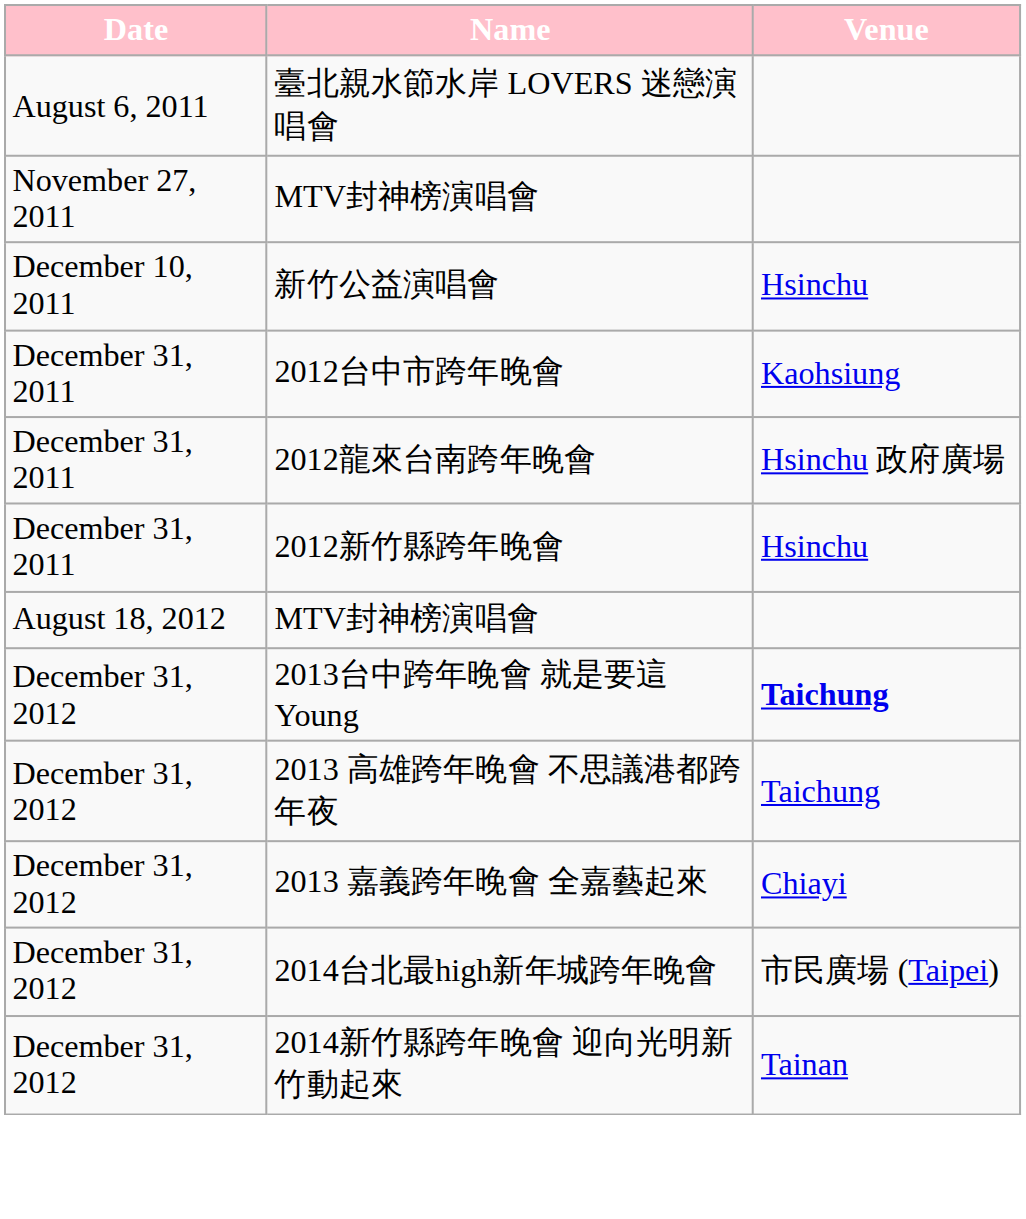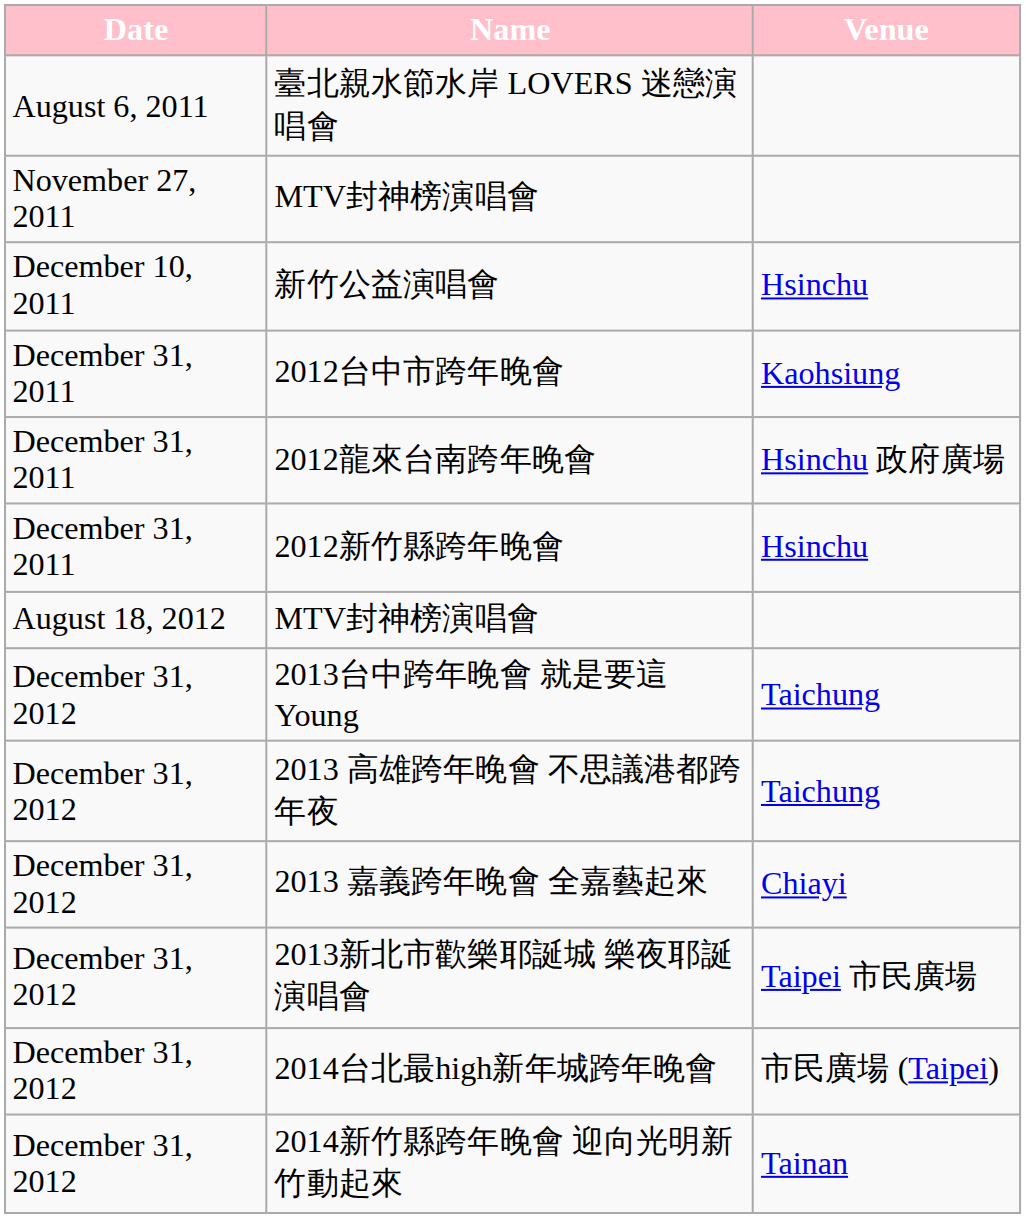(825, 694) bold -> (821, 694) normal
+ row: (103, 976)
